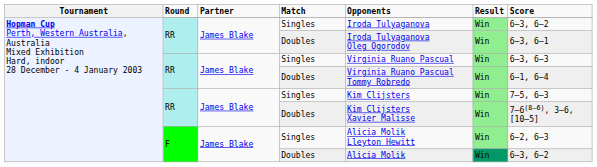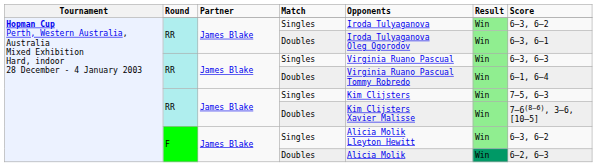(529, 137) 6–2, 6–3 -> (529, 137) 6–3, 6–2
(529, 155) 6–3, 6–2 -> (529, 155) 6–2, 6–3
